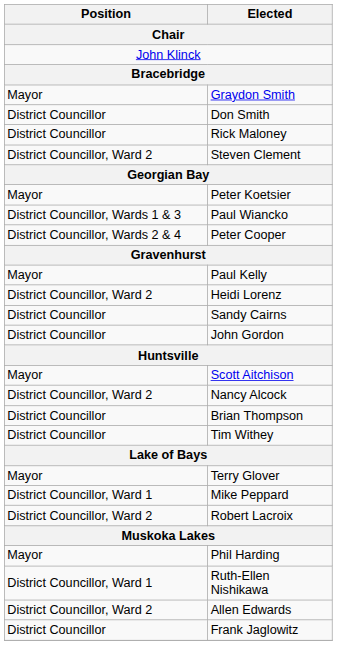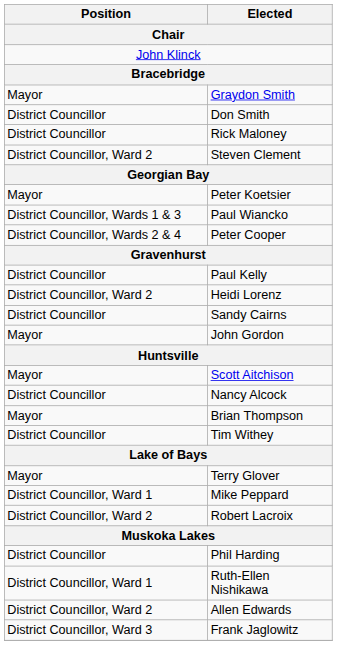(25, 275) Mayor -> (56, 275) District Councillor
(56, 335) District Councillor -> (25, 335) Mayor
(80, 395) District Councillor, Ward 2 -> (56, 395) District Councillor
(56, 415) District Councillor -> (25, 415) Mayor
(25, 555) Mayor -> (56, 555) District Councillor
(56, 630) District Councillor -> (80, 630) District Councillor, Ward 3
